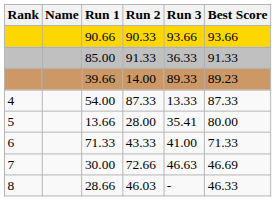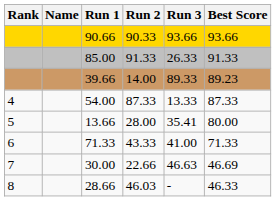(182, 57) 36.33 -> (182, 57) 26.33
(141, 164) 72.66 -> (141, 164) 22.66
